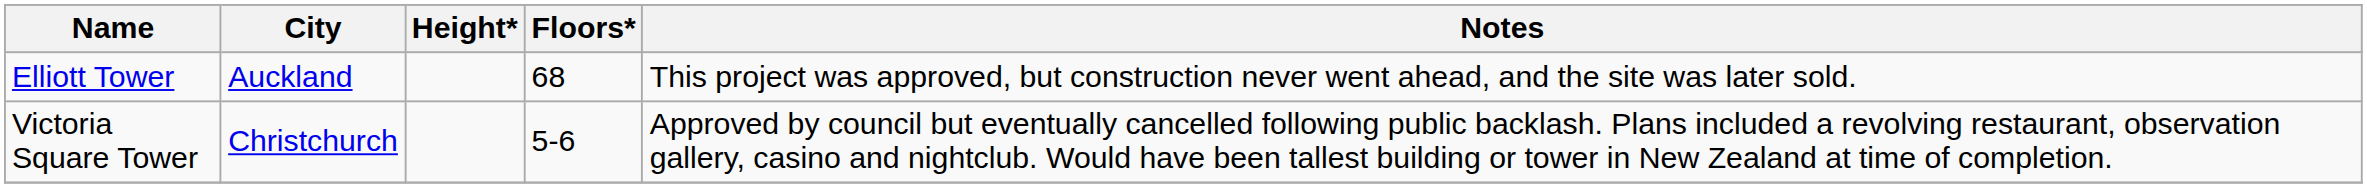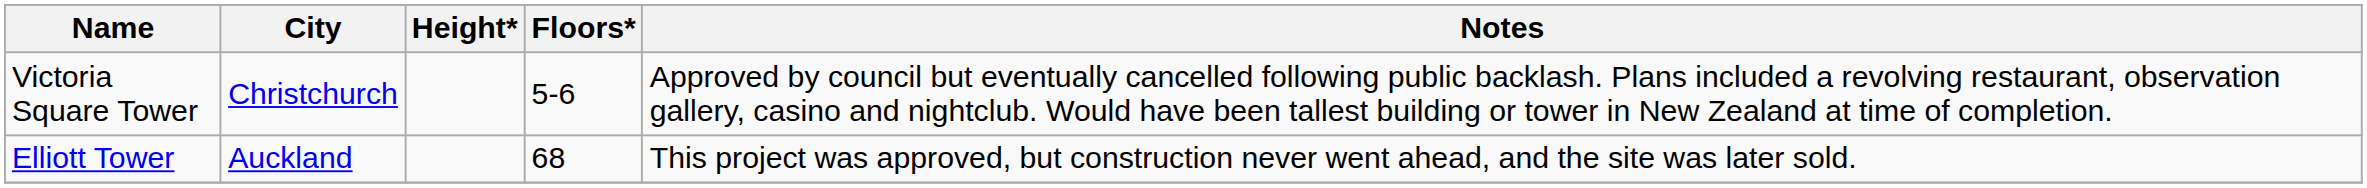rows swapped: (105, 141) <-> (93, 76)
